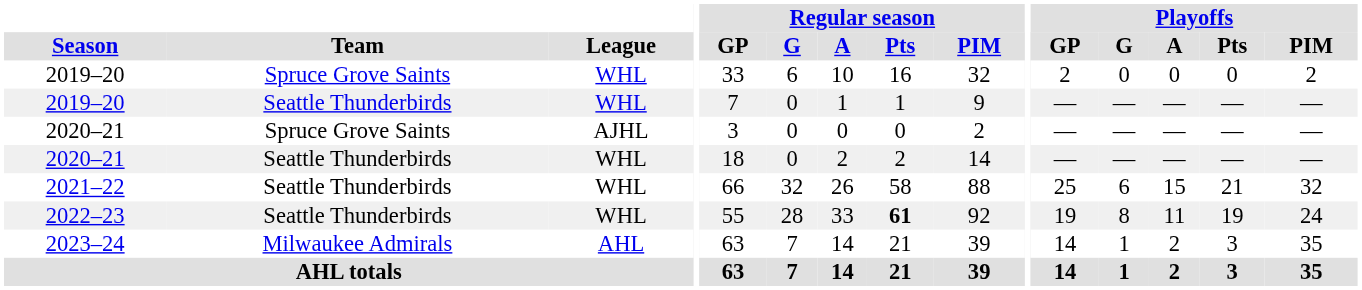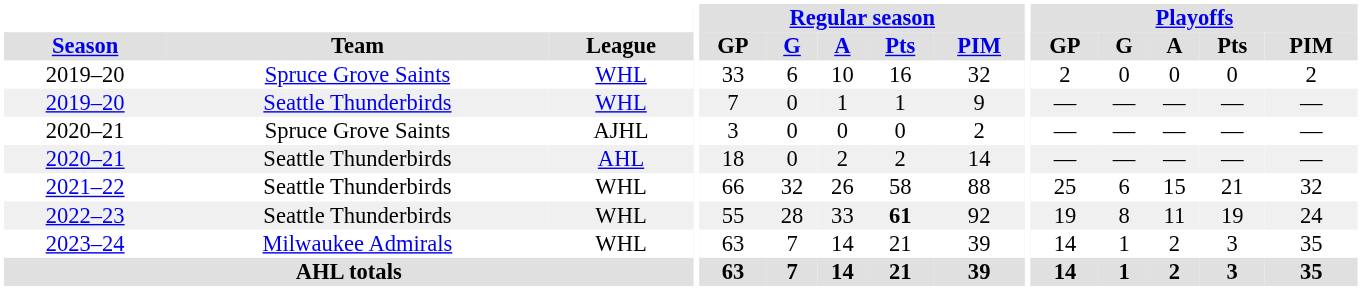(621, 158) WHL -> (621, 158) AHL
(621, 243) AHL -> (621, 243) WHL
